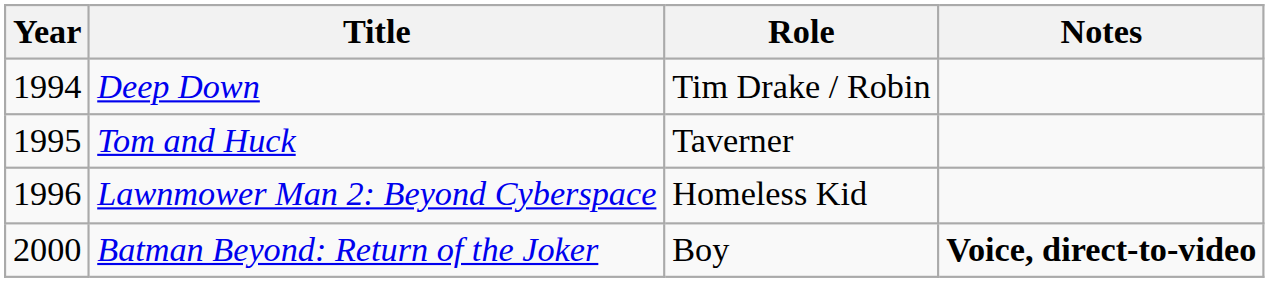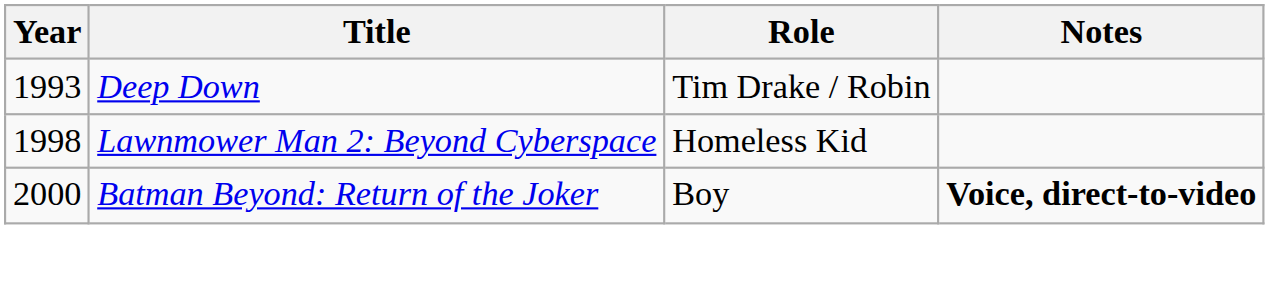(47, 85) 1994 -> (47, 85) 1993
- row: (196, 140)
(47, 194) 1996 -> (47, 140) 1998
